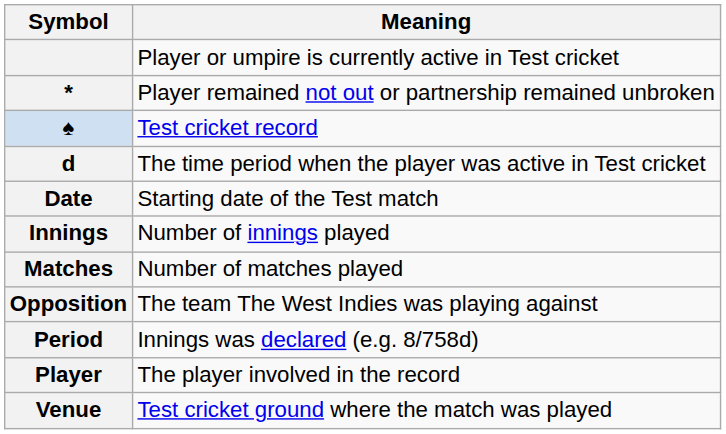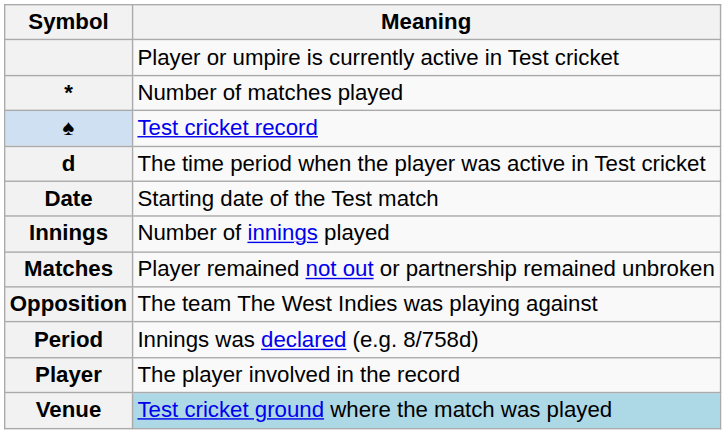(426, 92) Player remained not out or partnership remained unbroken -> (270, 92) Number of matches played
(270, 269) Number of matches played -> (426, 269) Player remained not out or partnership remained unbroken
(375, 410) no background -> (375, 410) lightblue background
